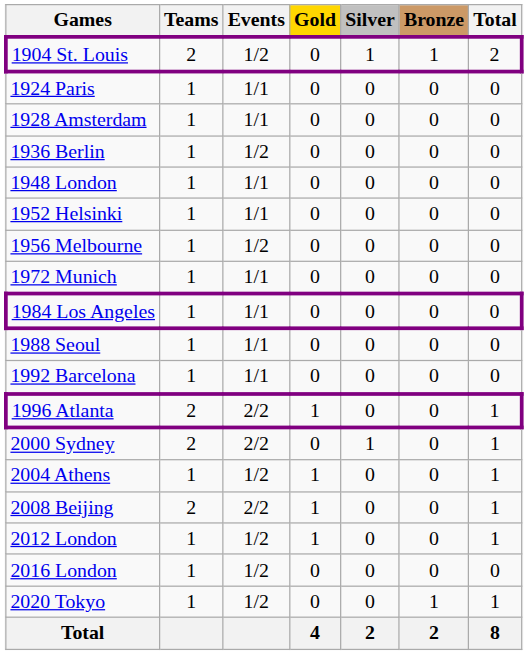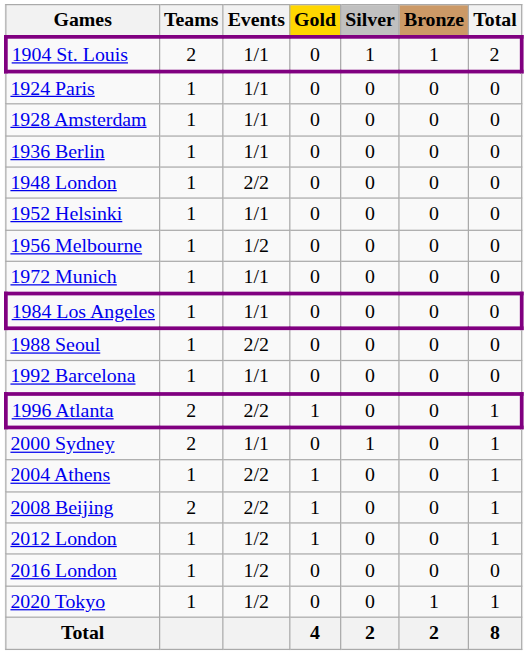(256, 54) 1/2 -> (256, 54) 1/1
(256, 151) 1/2 -> (256, 151) 1/1
(256, 182) 1/1 -> (256, 182) 2/2
(256, 344) 1/1 -> (256, 344) 2/2
(256, 444) 2/2 -> (256, 444) 1/1
(256, 475) 1/2 -> (256, 475) 2/2
